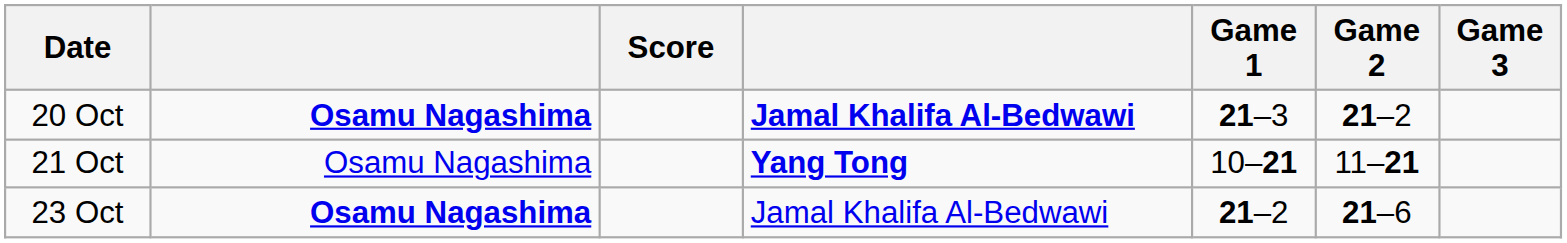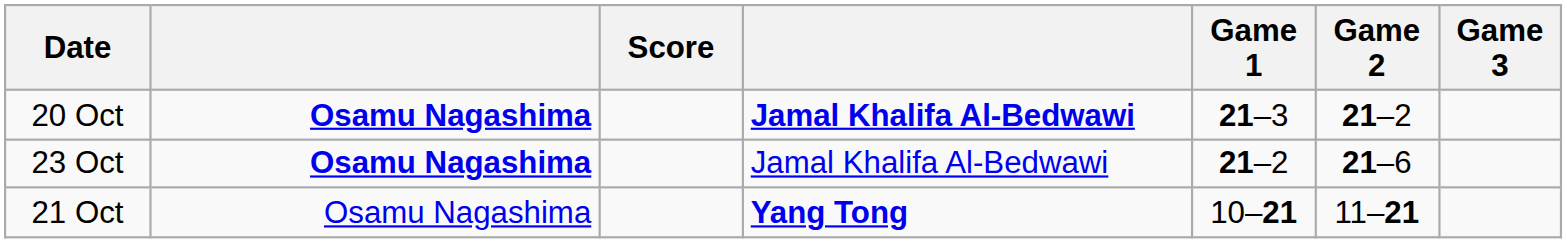rows swapped: (78, 164) <-> (78, 213)
